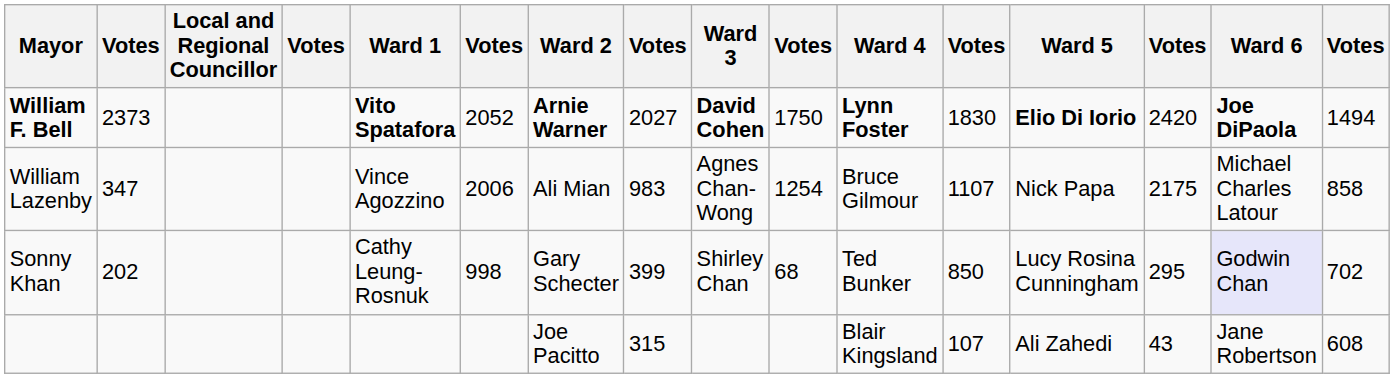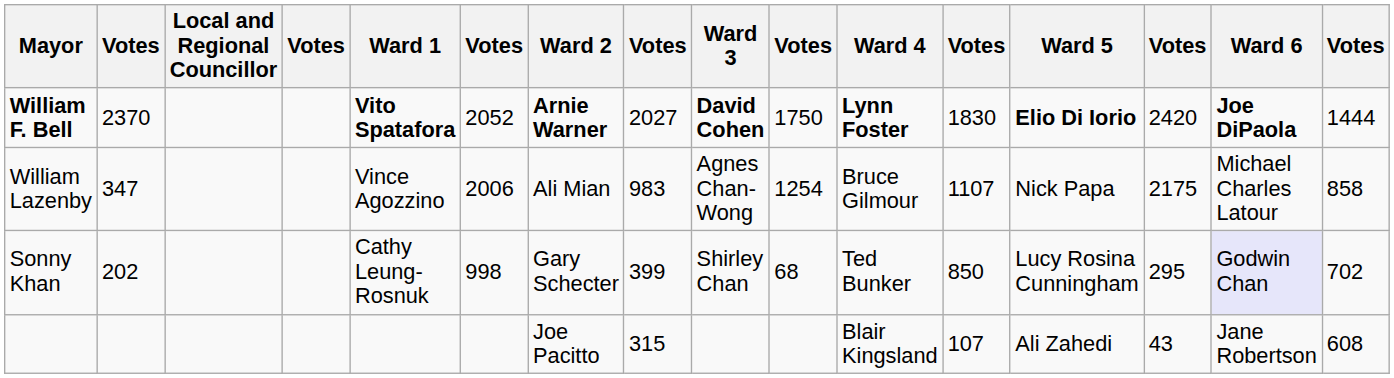(126, 117) 2373 -> (126, 117) 2370
(1351, 117) 1494 -> (1351, 117) 1444
